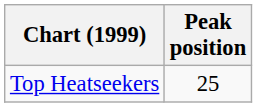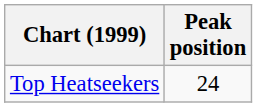(208, 83) 25 -> (208, 83) 24
